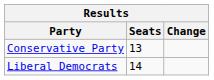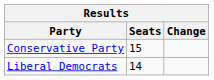(136, 48) 13 -> (136, 48) 15
